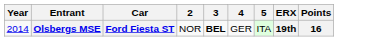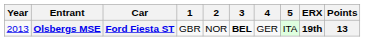+ column: (190, 13)
(18, 28) 2014 -> (18, 28) 2013
(316, 28) 16 -> (342, 28) 13
